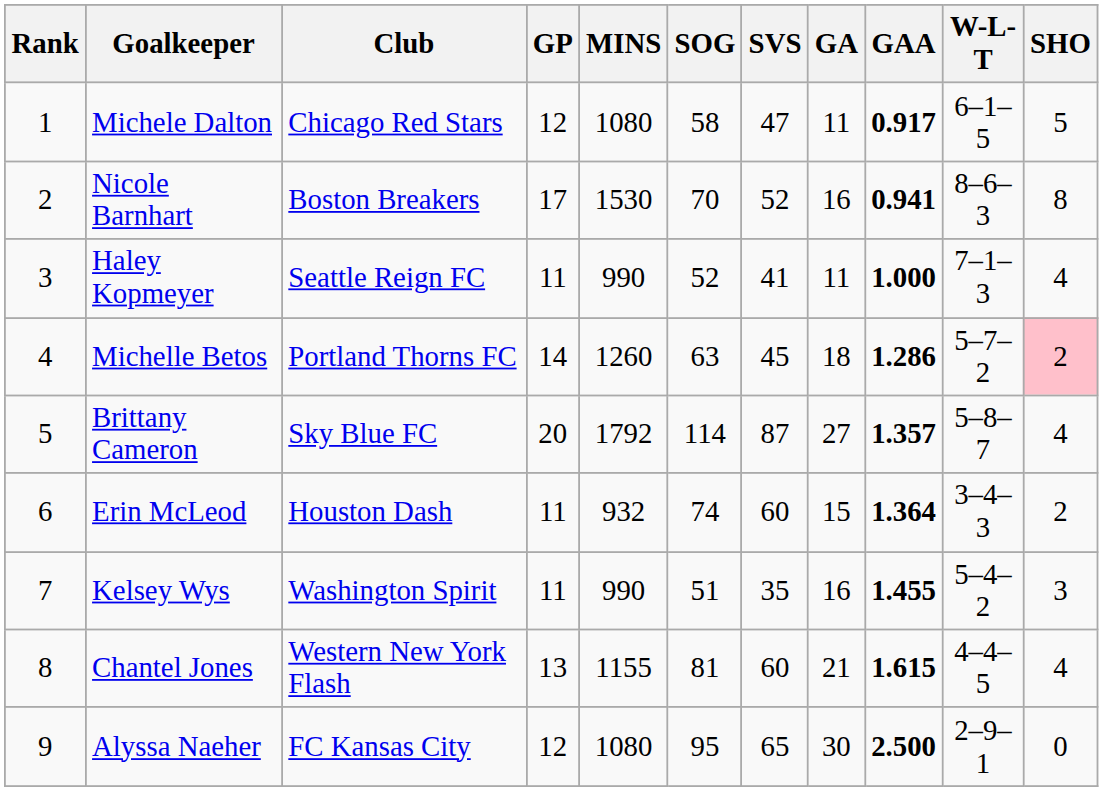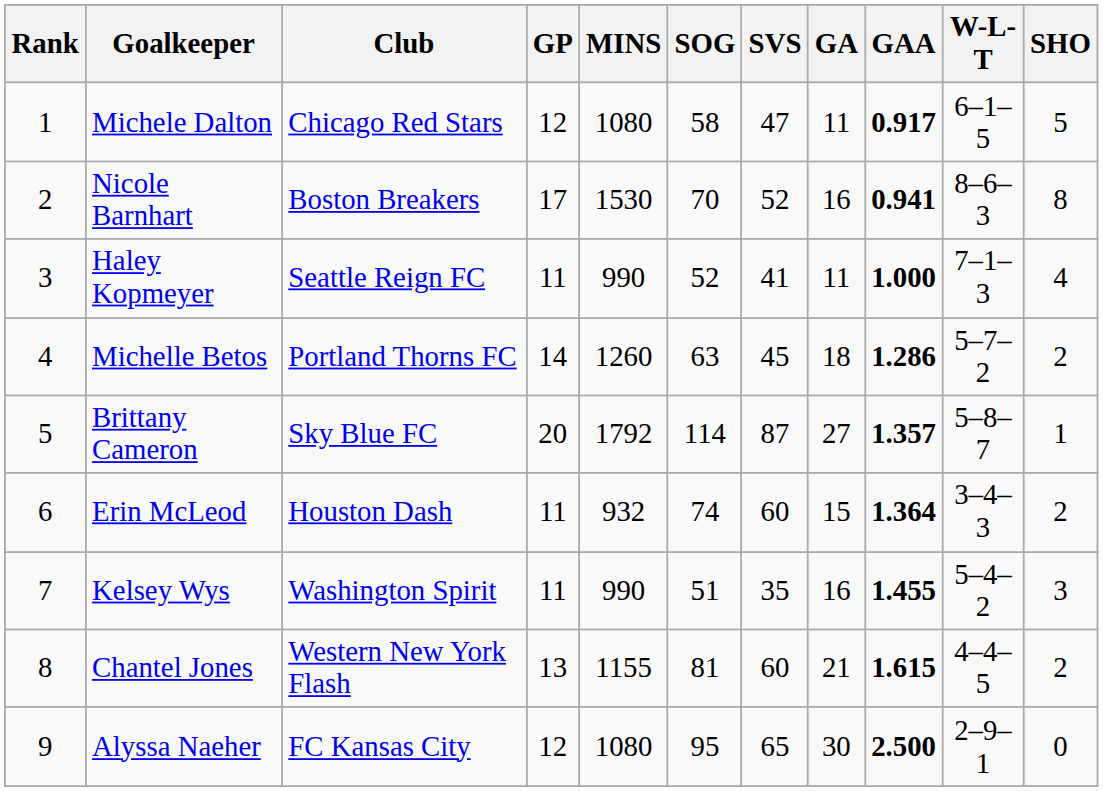(1060, 355) pink background -> (1060, 355) no background
(1060, 433) 4 -> (1060, 433) 1
(1060, 668) 4 -> (1060, 668) 2
